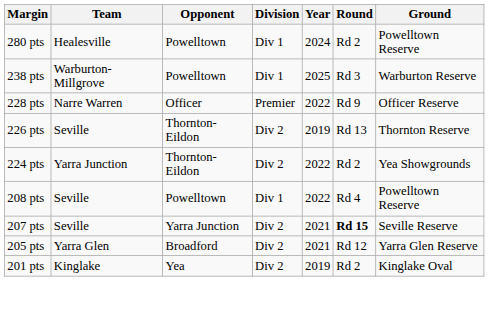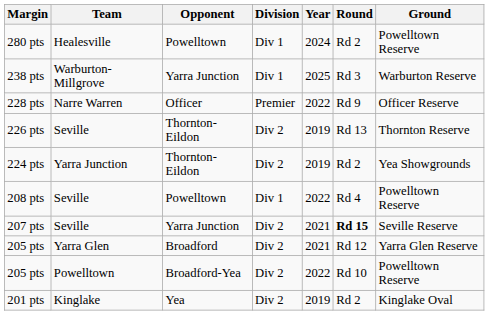(196, 75) Powelltown -> (202, 75) Yarra Junction
(318, 164) 2022 -> (318, 164) 2019
+ row: (26, 273)
